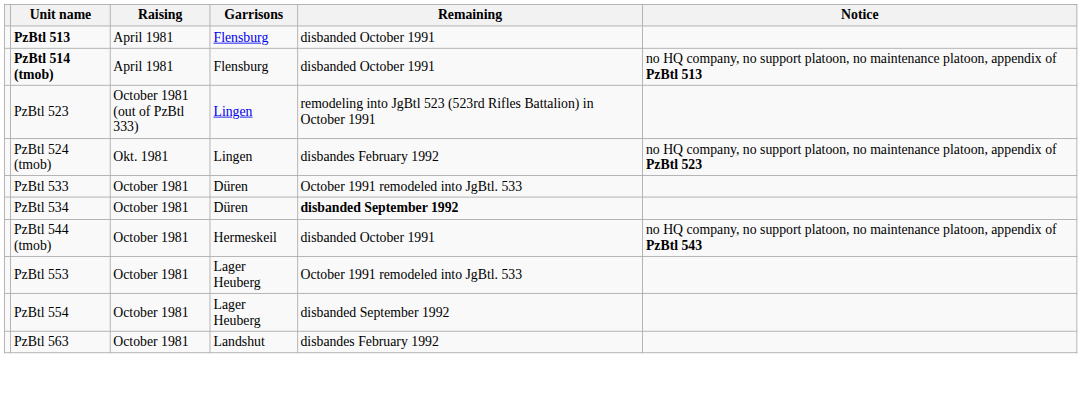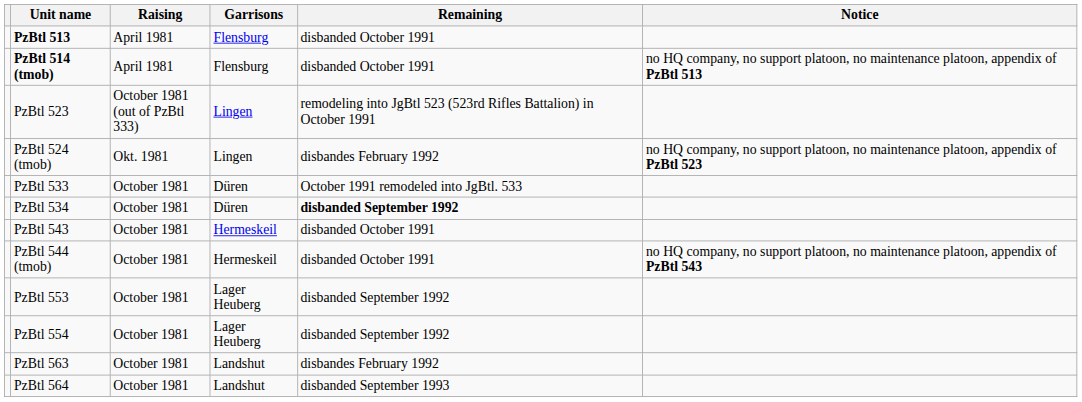+ row: (41, 230)
(411, 275) October 1991 remodeled into JgBtl. 533 -> (375, 296) disbanded September 1992
+ row: (41, 385)
